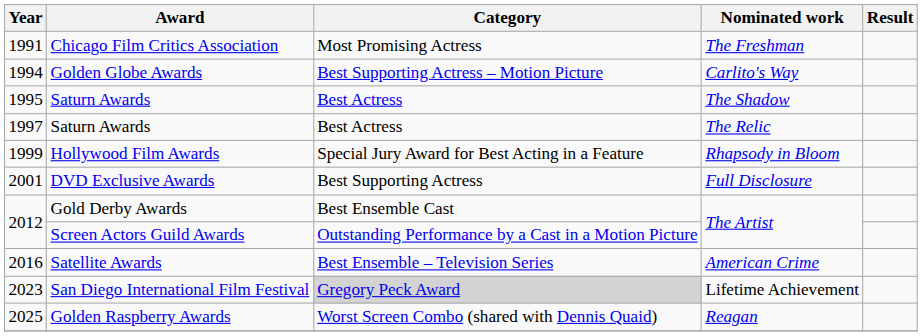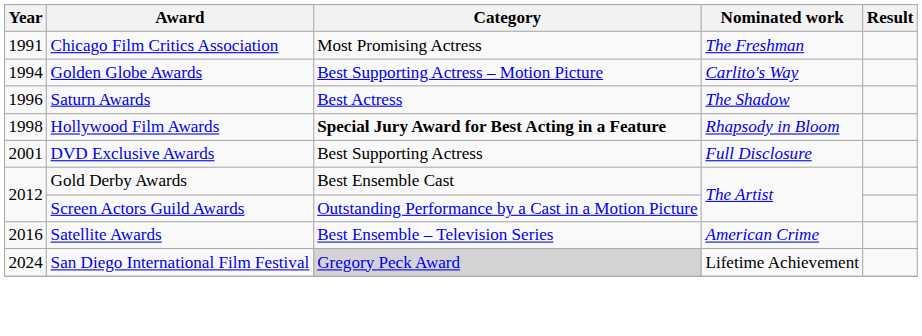(26, 99) 1995 -> (26, 99) 1996
- row: (100, 126)
(26, 153) 1999 -> (26, 126) 1998
(480, 153) normal -> (492, 126) bold
(26, 289) 2023 -> (26, 262) 2024
- row: (141, 316)
